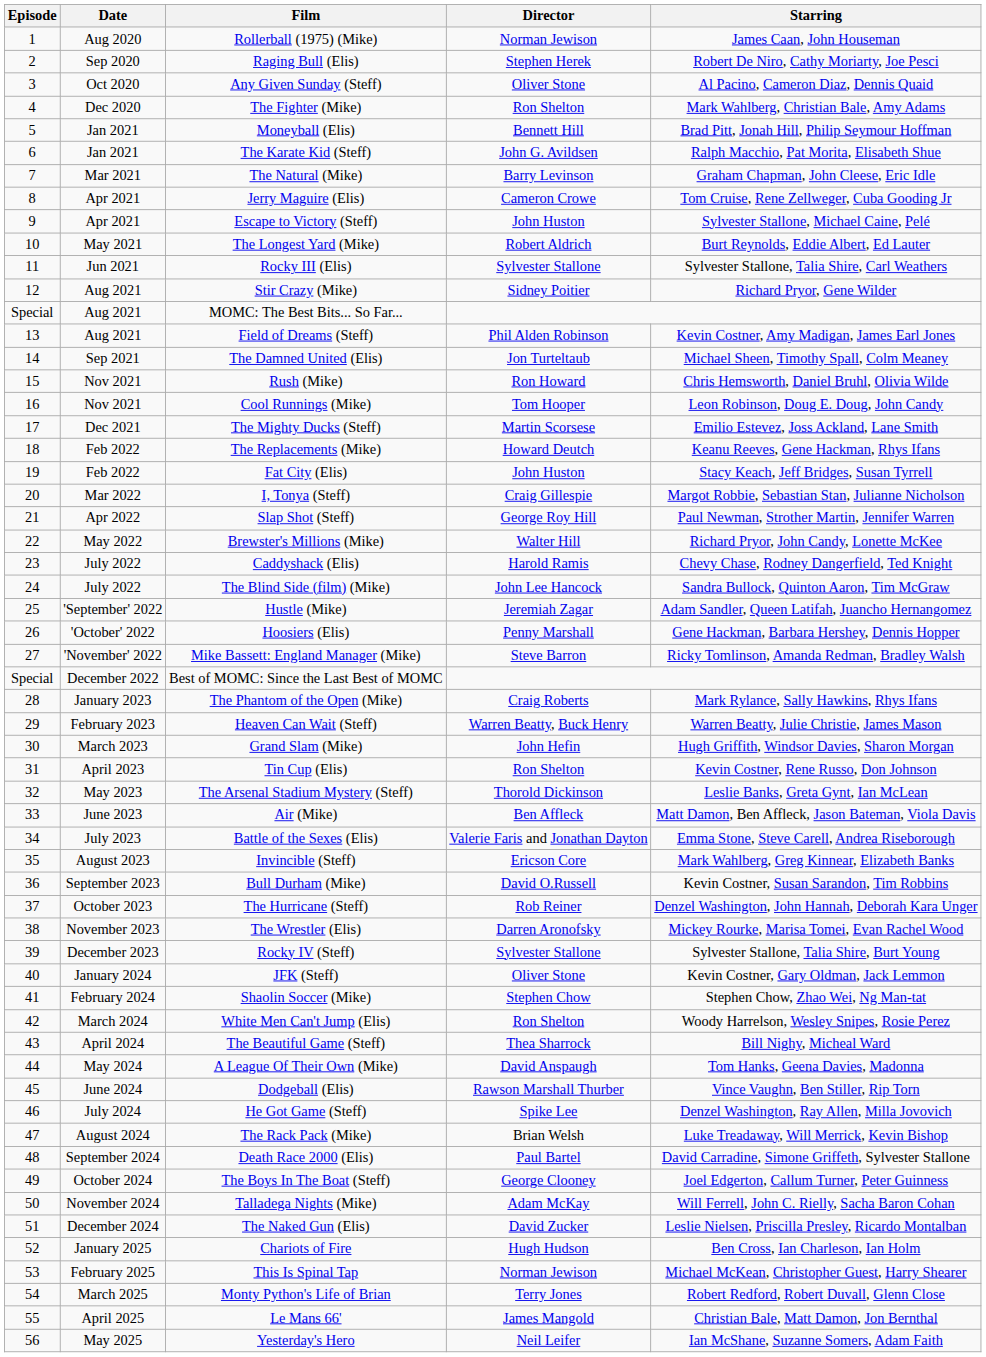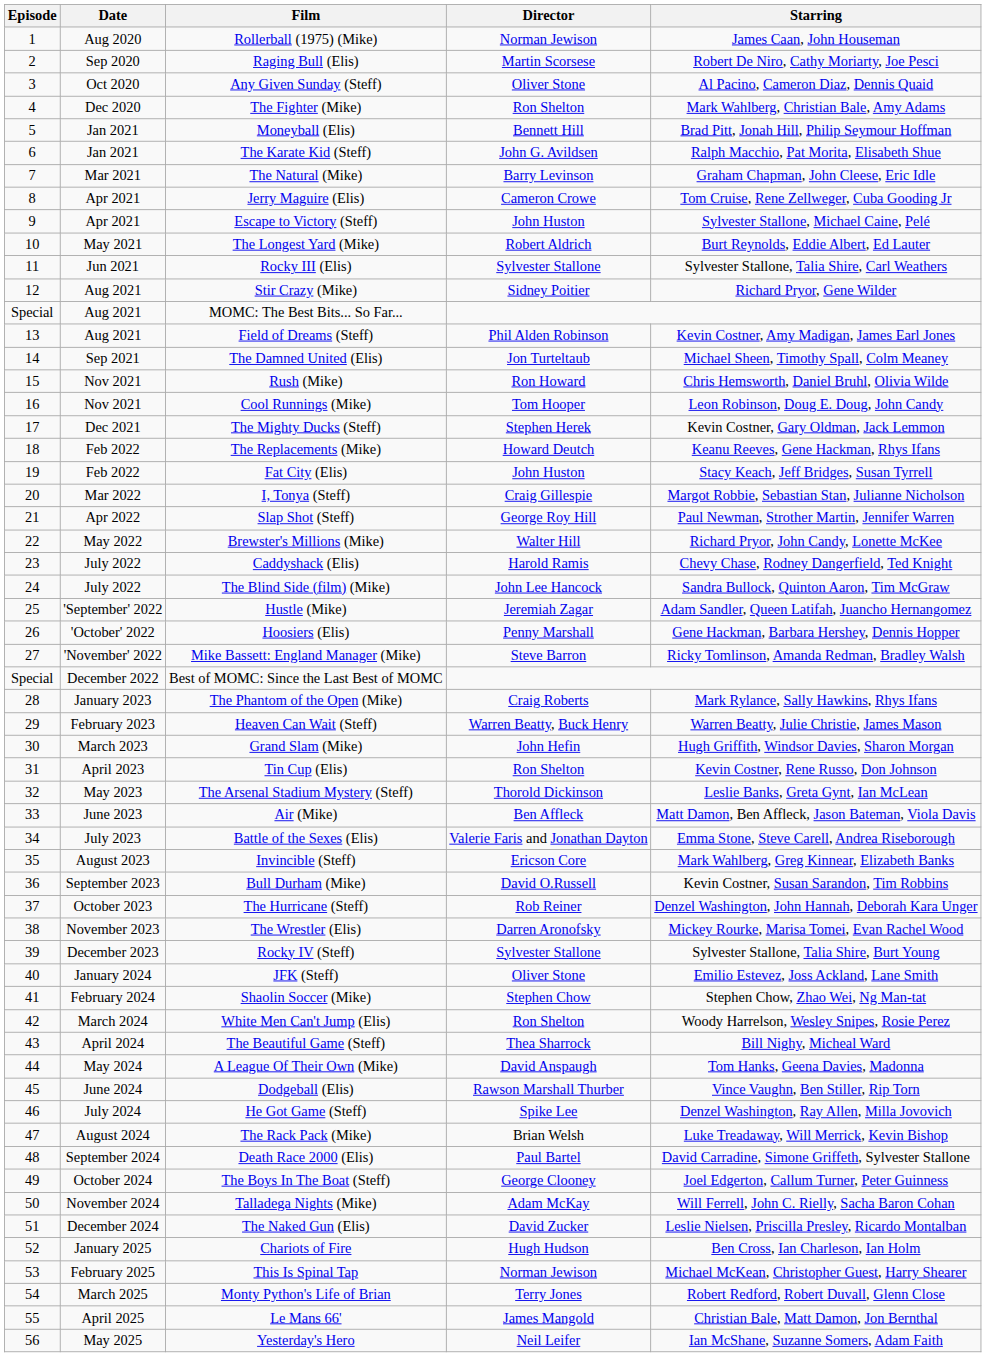(548, 61) Stephen Herek -> (548, 61) Martin Scorsese
(548, 426) Martin Scorsese -> (548, 426) Stephen Herek
(816, 426) Emilio Estevez, Joss Ackland, Lane Smith -> (816, 426) Kevin Costner, Gary Oldman, Jack Lemmon
(816, 975) Kevin Costner, Gary Oldman, Jack Lemmon -> (816, 975) Emilio Estevez, Joss Ackland, Lane Smith
